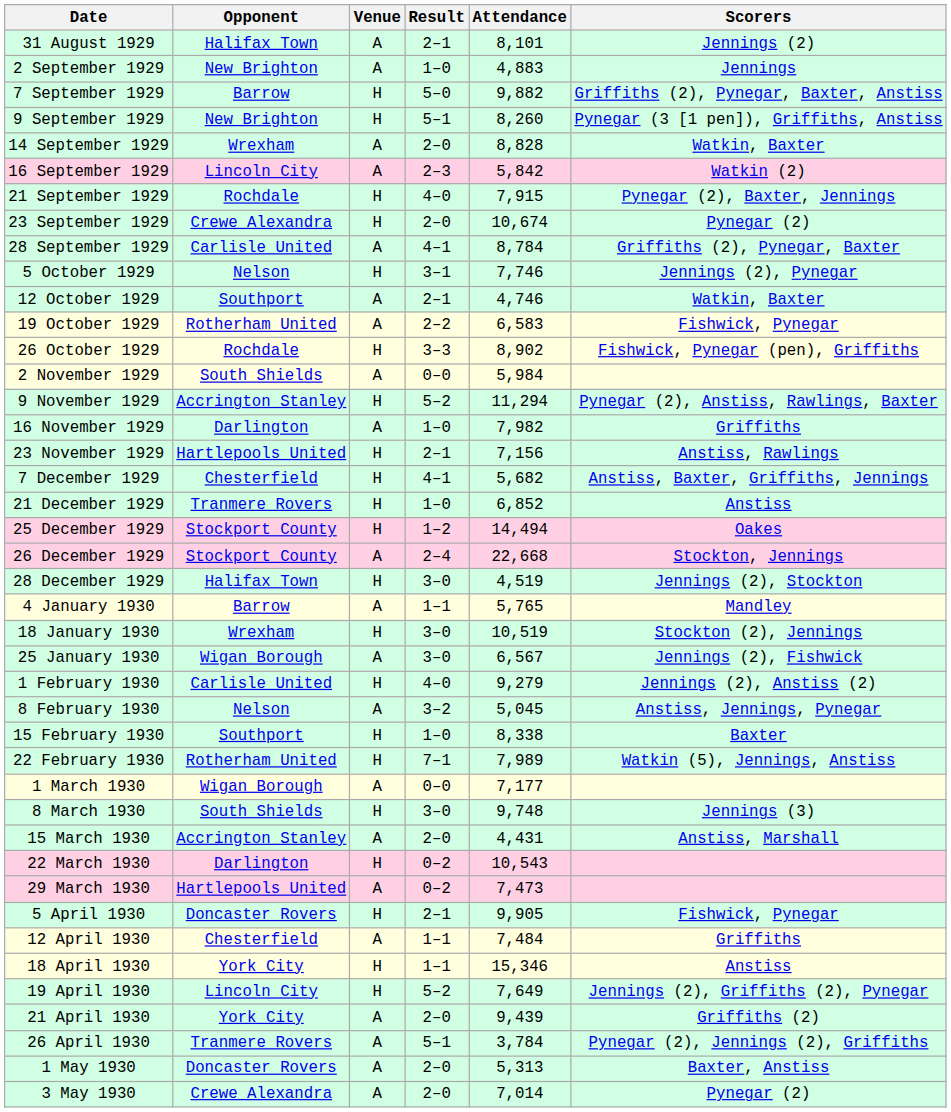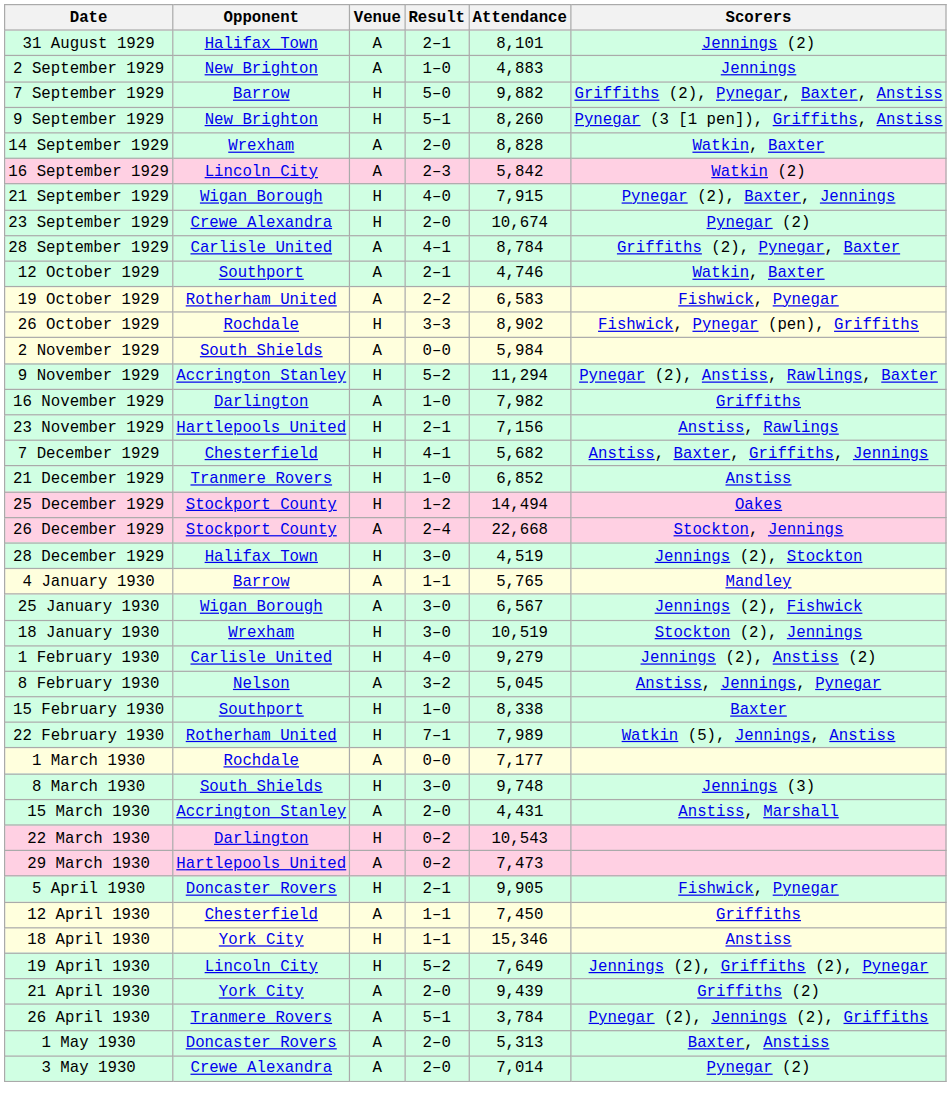(261, 197) Rochdale -> (261, 197) Wigan Borough
- row: (89, 274)
rows swapped: (89, 633) <-> (89, 658)
(261, 787) Wigan Borough -> (261, 761) Rochdale
(520, 940) 7,484 -> (520, 915) 7,450
